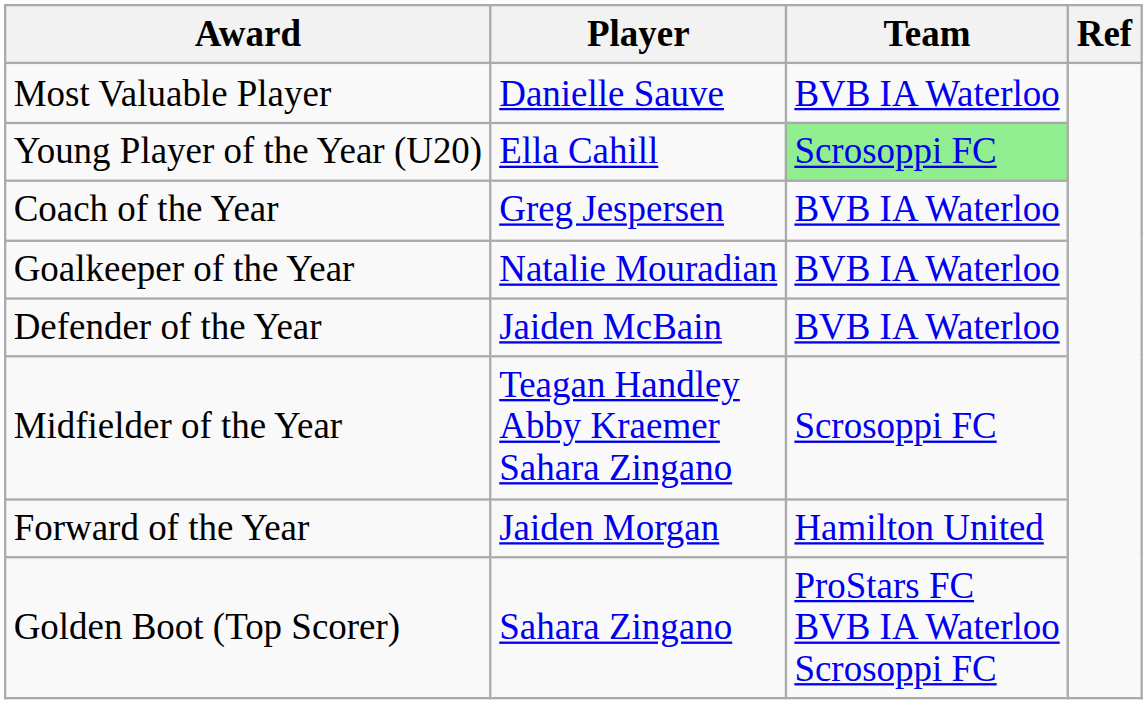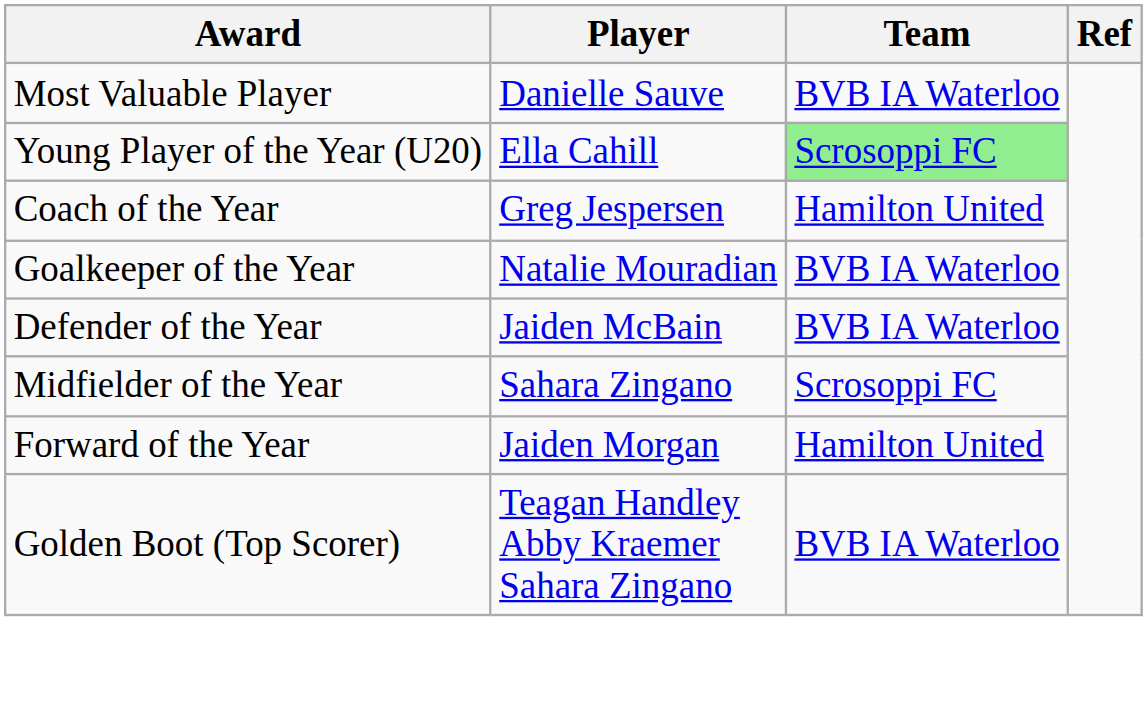(927, 209) BVB IA Waterloo -> (919, 209) Hamilton United
(620, 427) Teagan Handley Abby Kraemer Sahara Zingano -> (616, 385) Sahara Zingano
(616, 627) Sahara Zingano -> (620, 544) Teagan Handley Abby Kraemer Sahara Zingano
(927, 627) ProStars FC BVB IA Waterloo Scrosoppi FC -> (927, 544) BVB IA Waterloo
